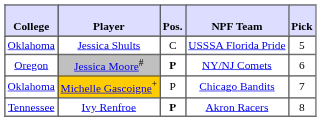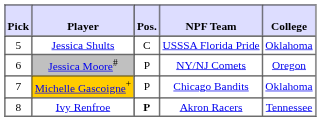columns swapped: (302, 26) <-> (31, 26)
(173, 65) bold -> (147, 65) normal
